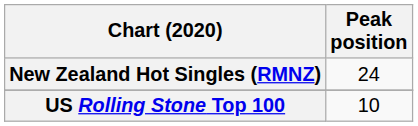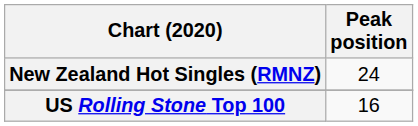(369, 105) 10 -> (369, 105) 16
